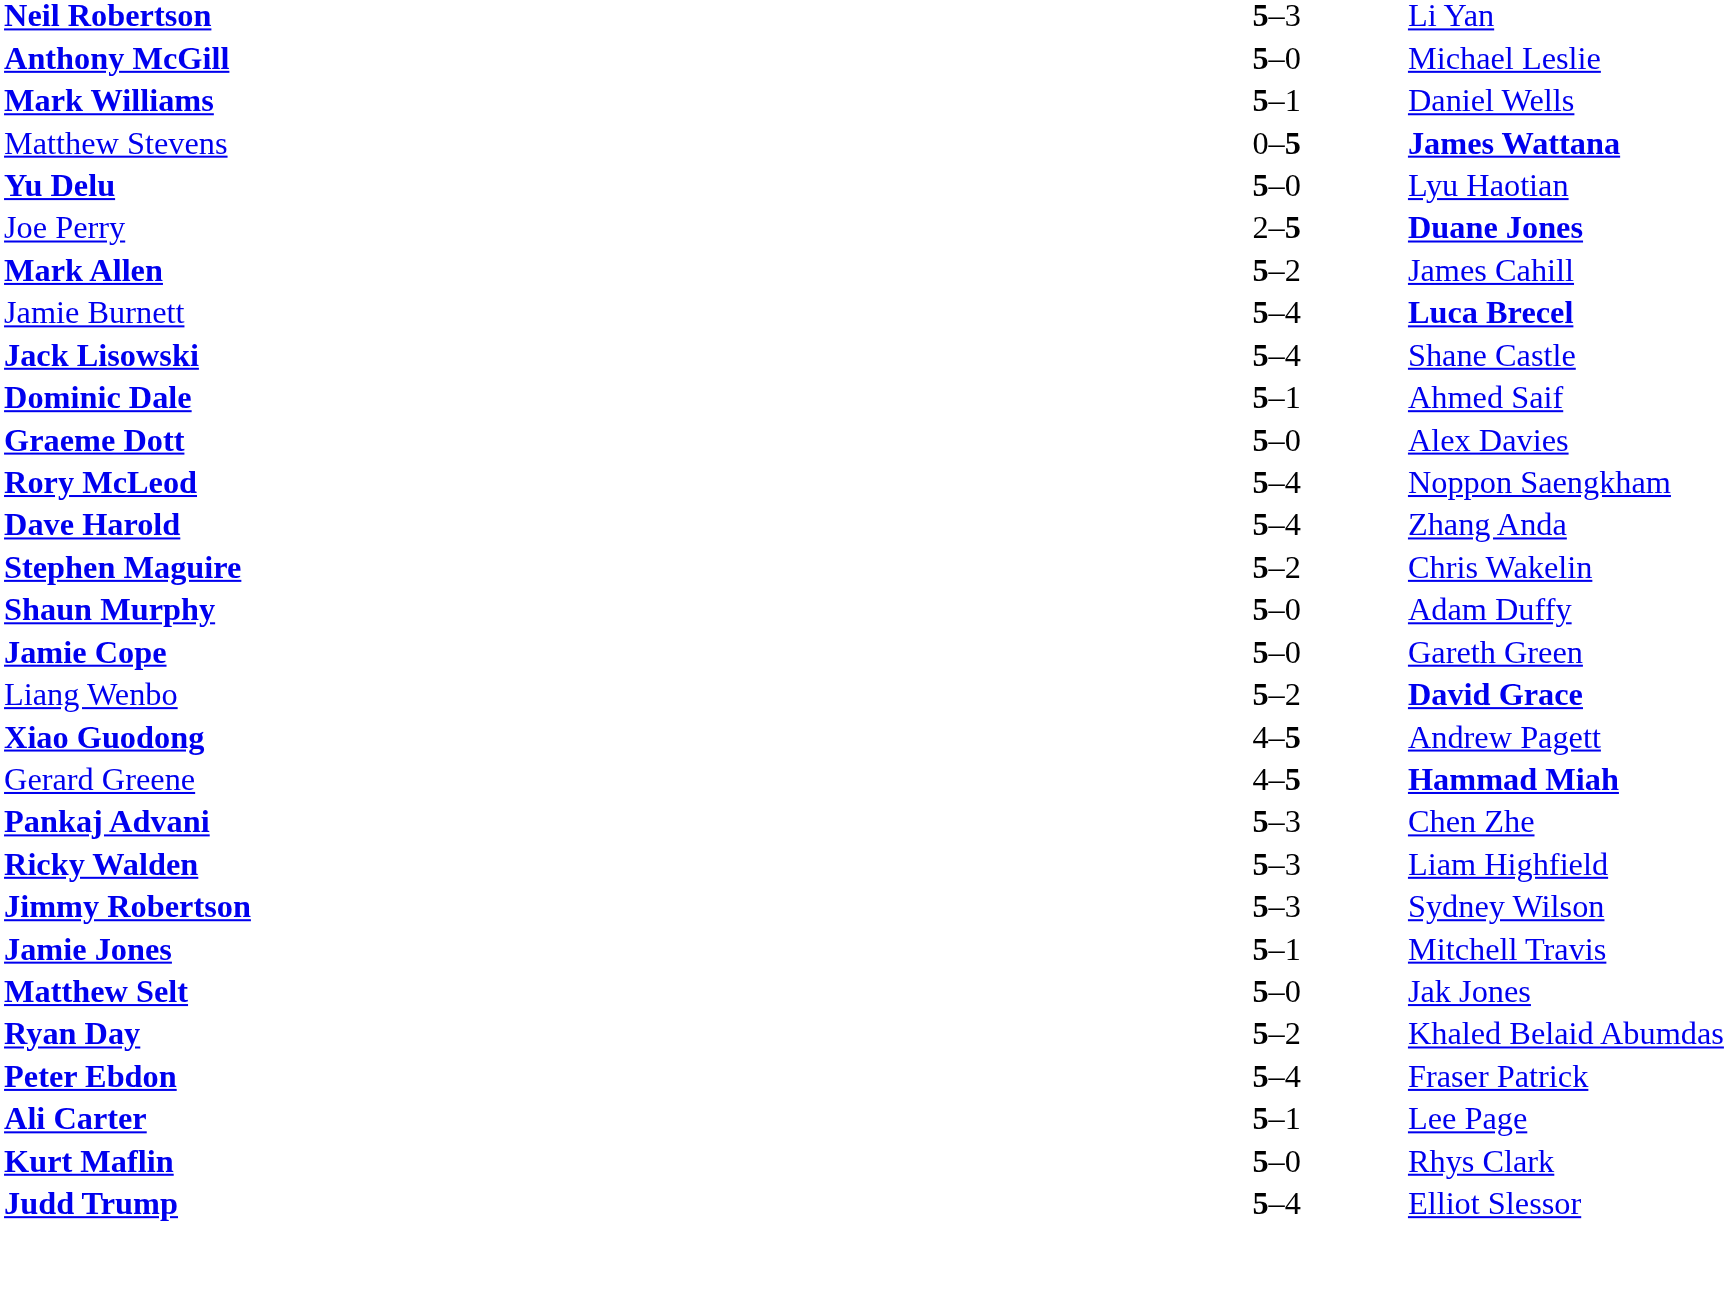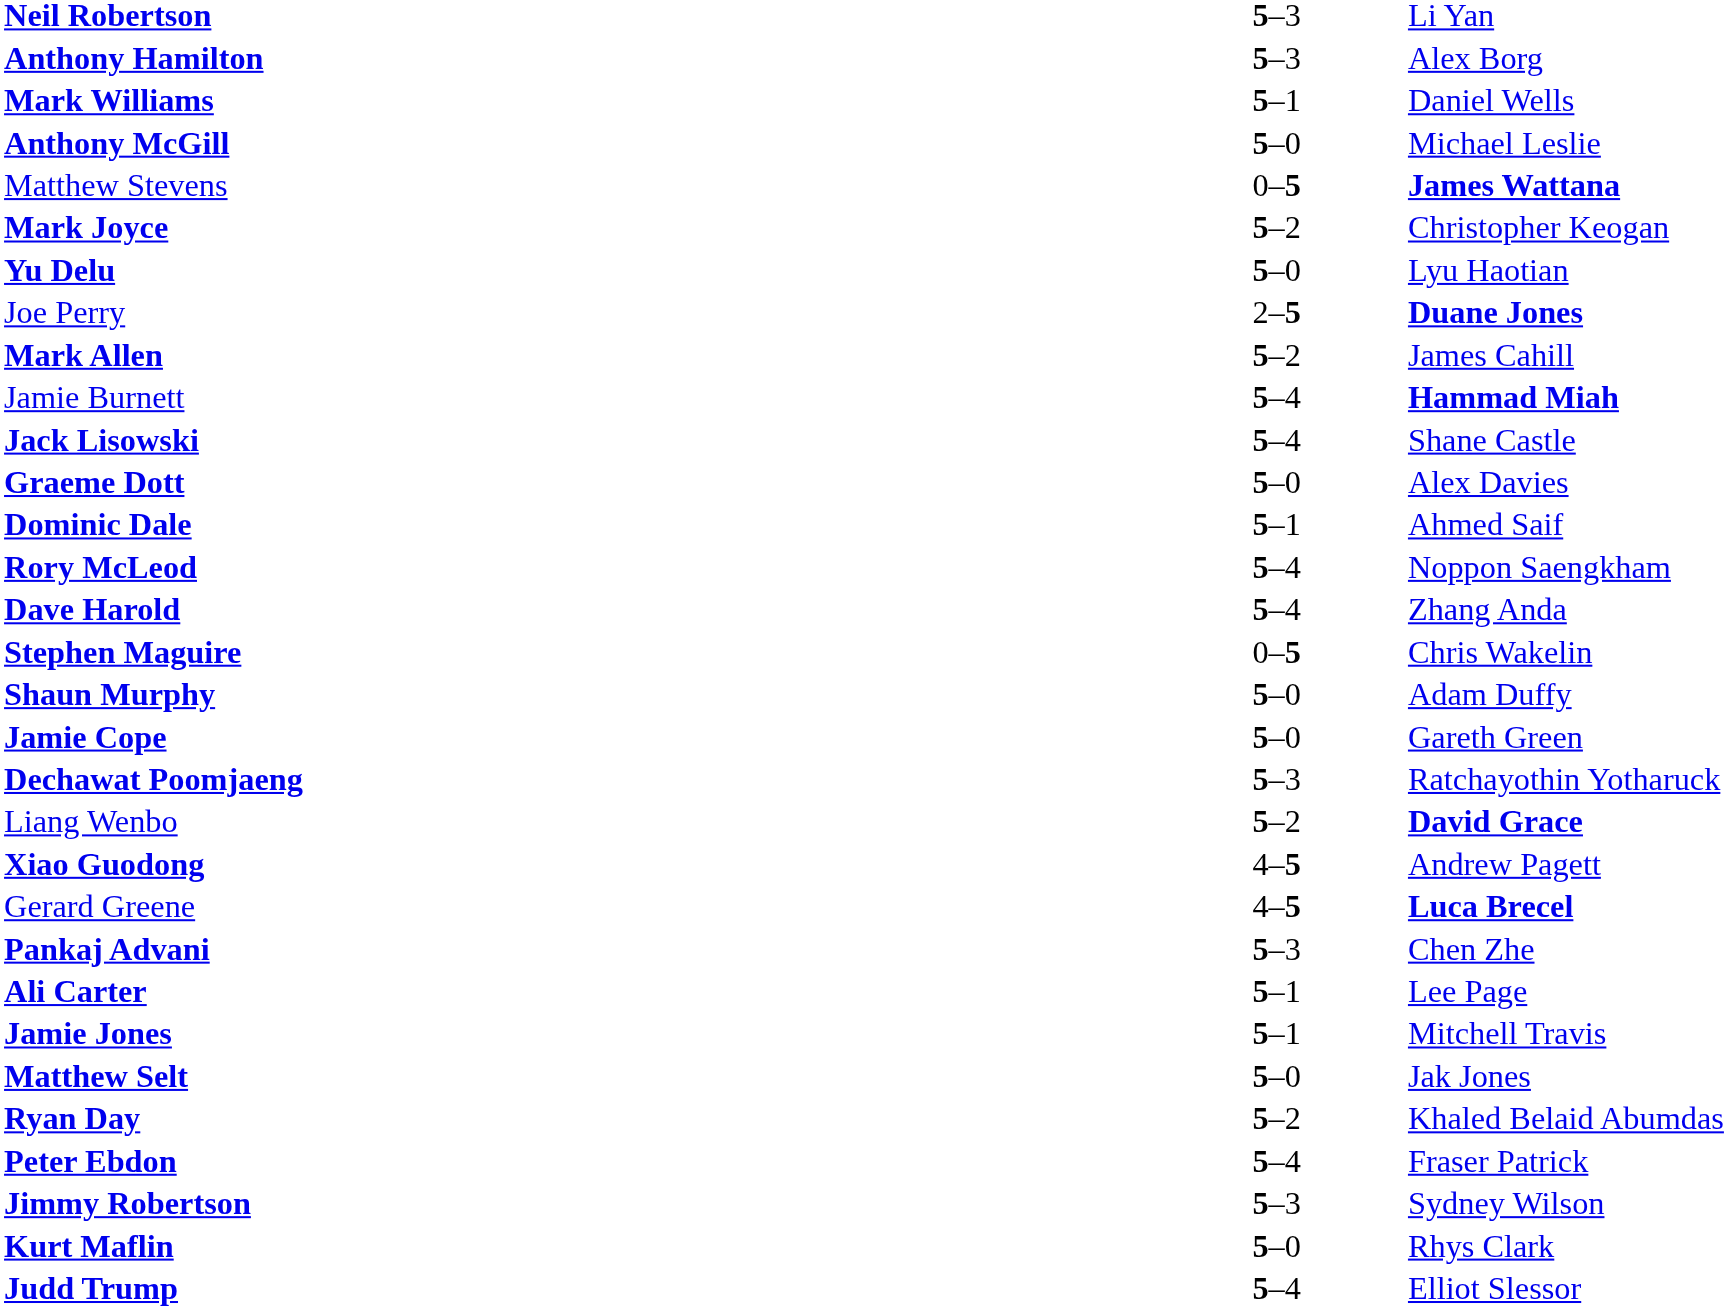+ row: (134, 58)
rows swapped: (117, 58) <-> (109, 100)
+ row: (86, 227)
(1491, 312) Luca Brecel -> (1513, 397) Hammad Miah
rows swapped: (98, 397) <-> (94, 439)
(1277, 567) 5–2 -> (1277, 652) 0–5
+ row: (153, 779)
(1513, 779) Hammad Miah -> (1491, 906) Luca Brecel
- row: (101, 864)
rows swapped: (75, 1118) <-> (127, 906)
